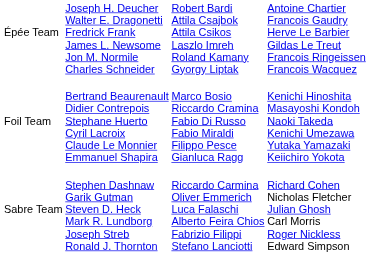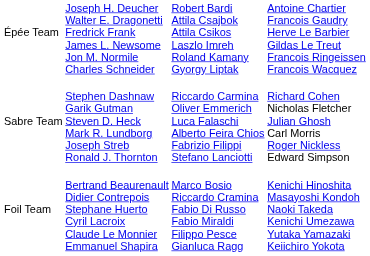rows swapped: (28, 121) <-> (33, 209)
